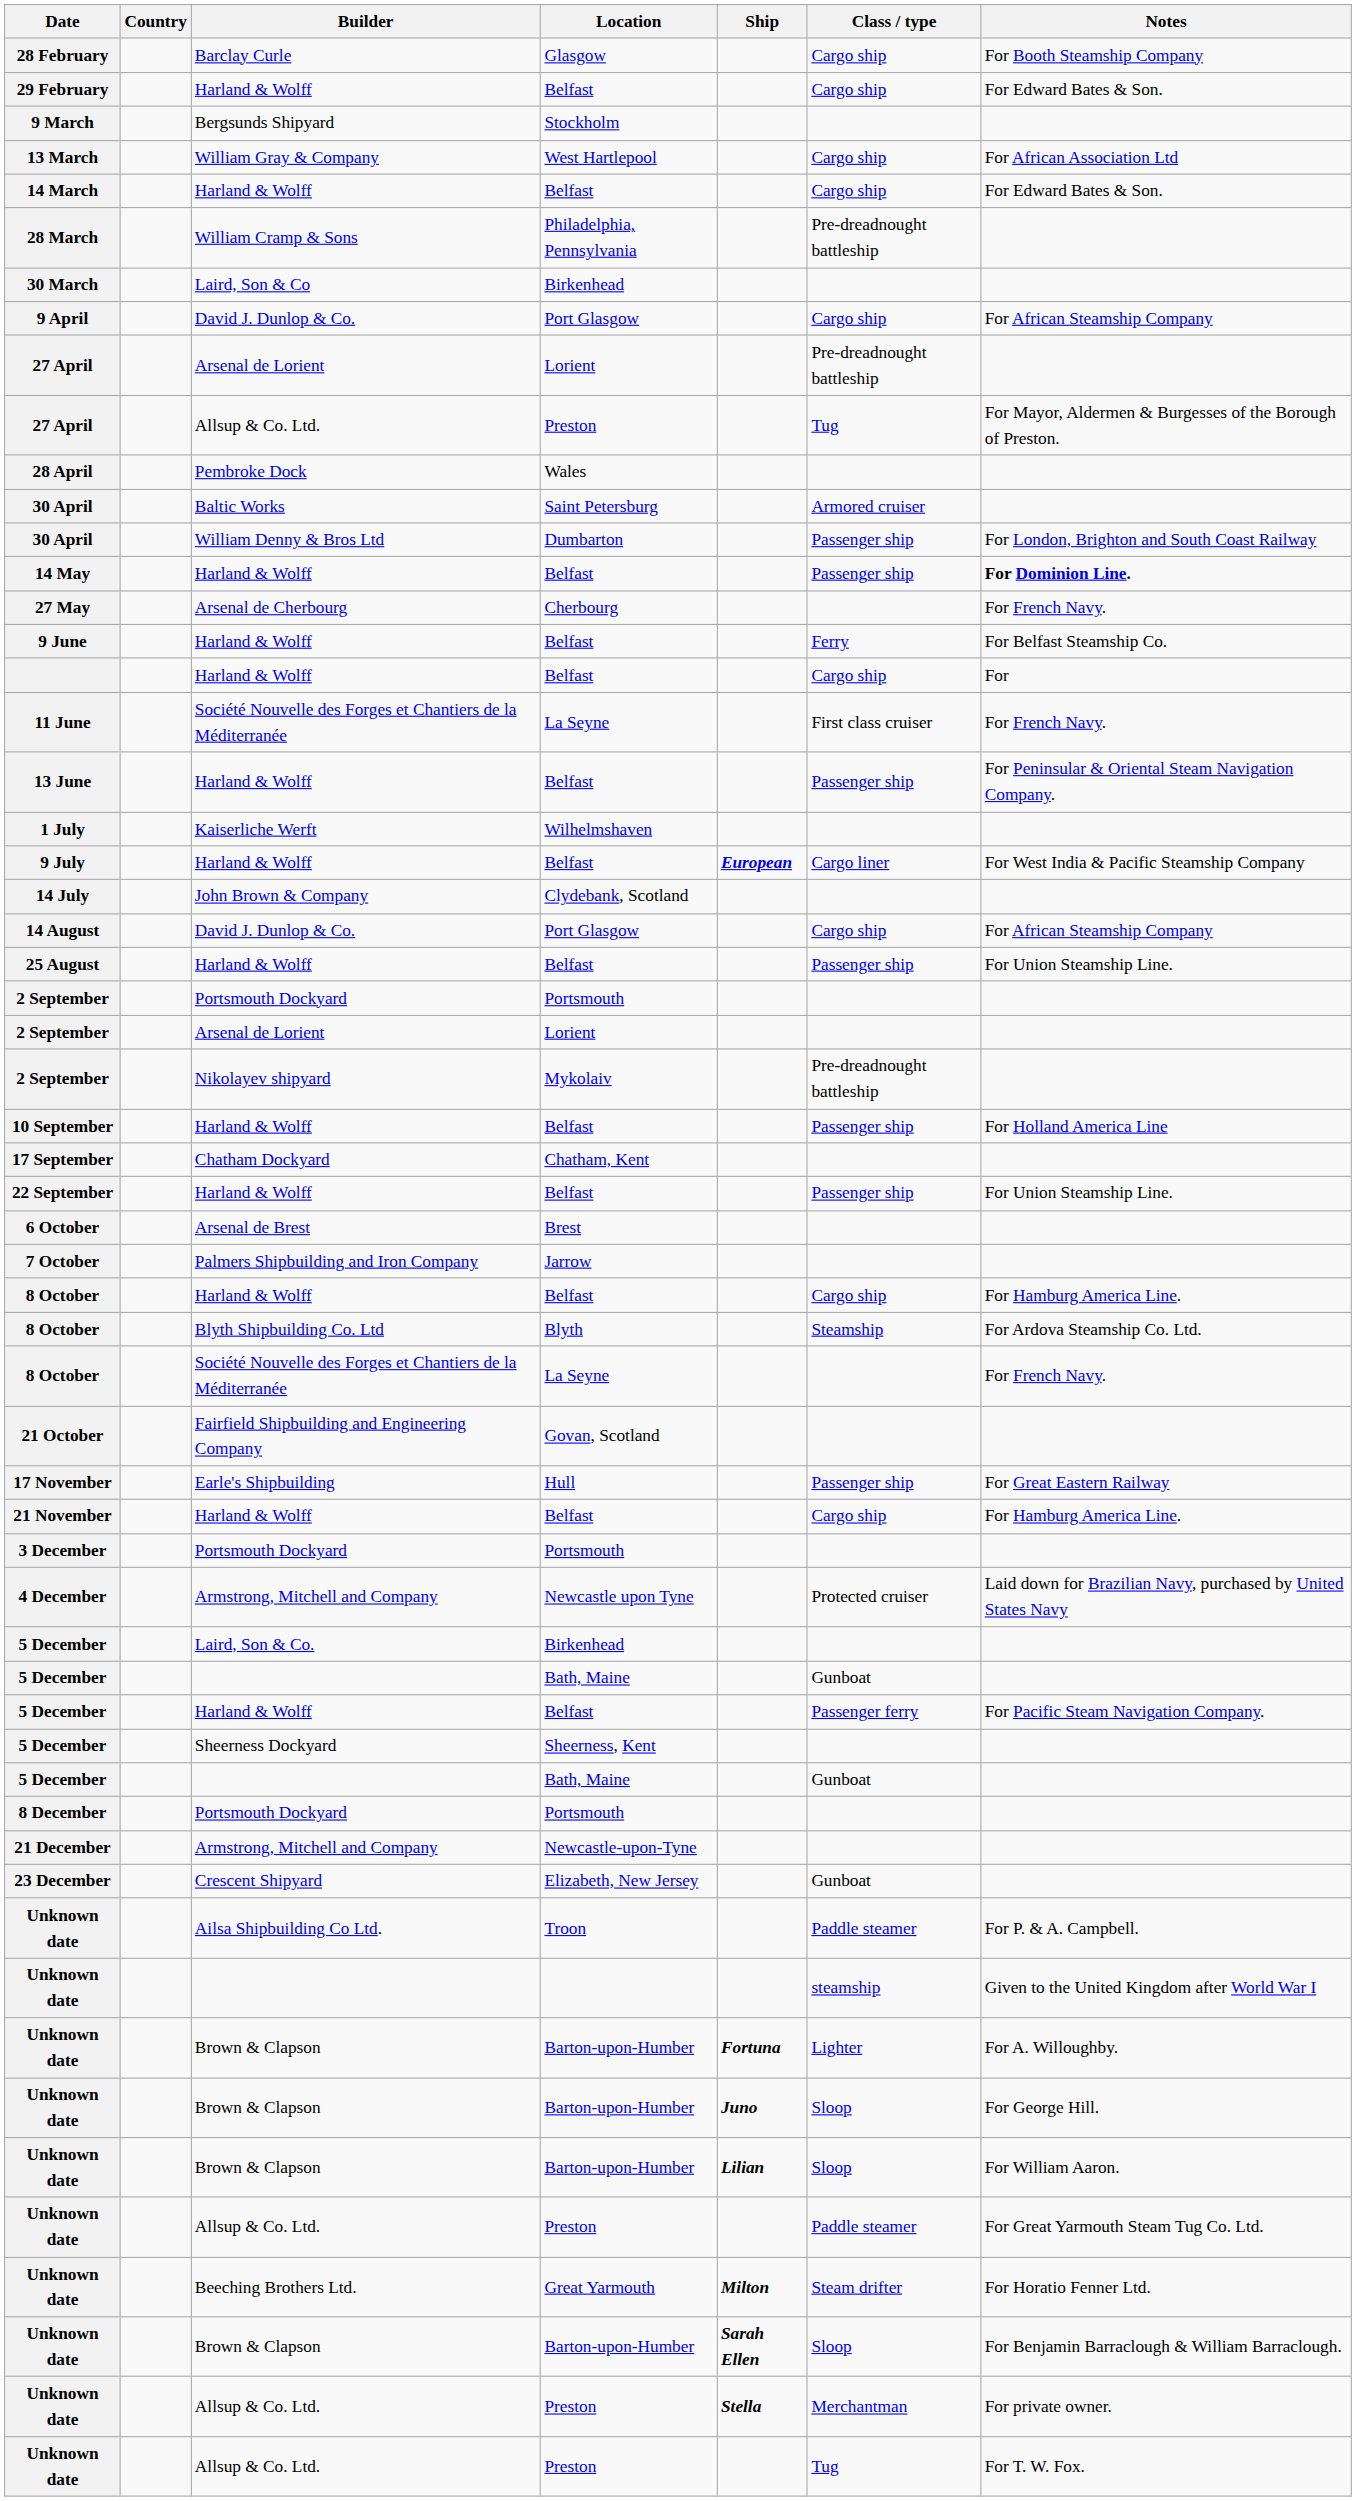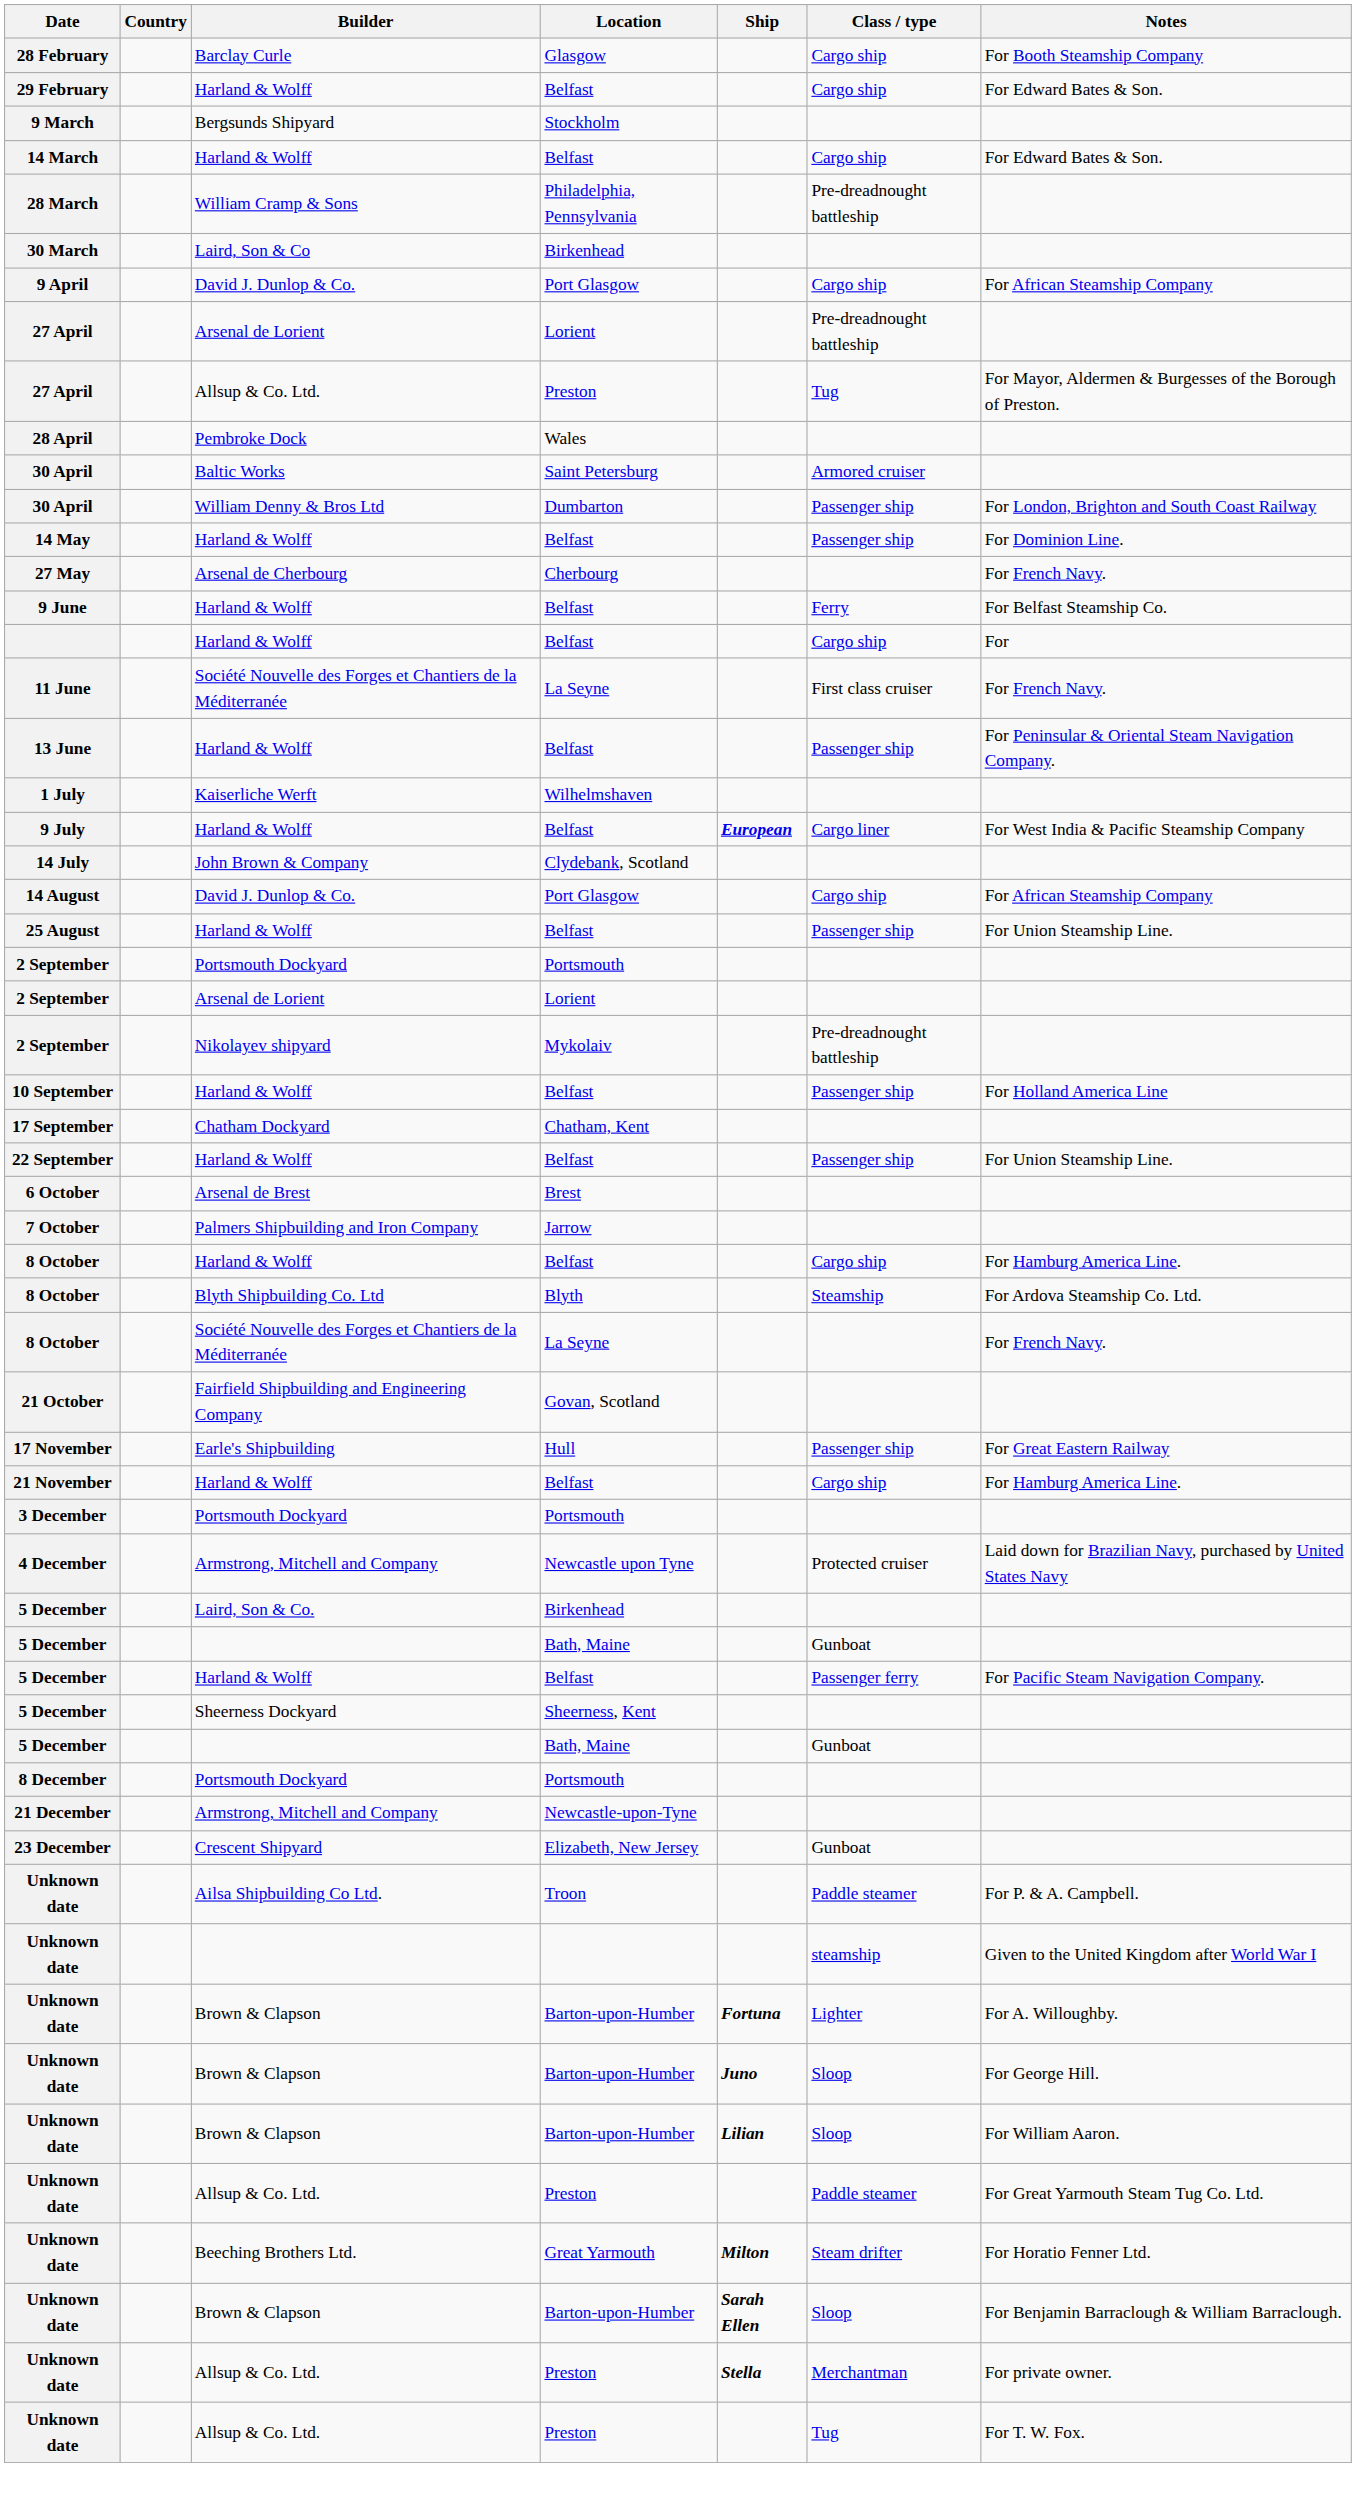- row: (63, 156)
(1058, 573) bold -> (1054, 539) normal
